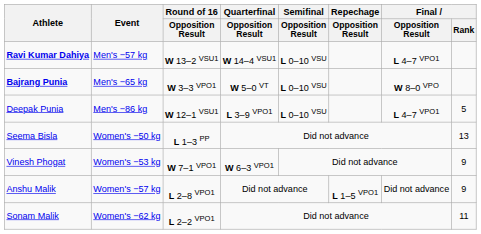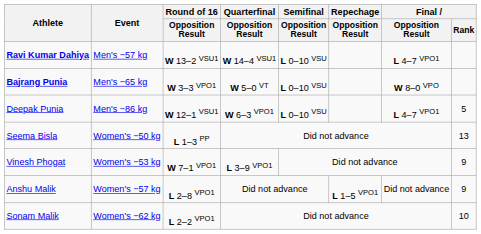(249, 114) L 3–9 VPO1 -> (249, 114) W 6–3 VPO1
(249, 168) W 6–3 VPO1 -> (249, 168) L 3–9 VPO1
(464, 216) 11 -> (464, 216) 10
